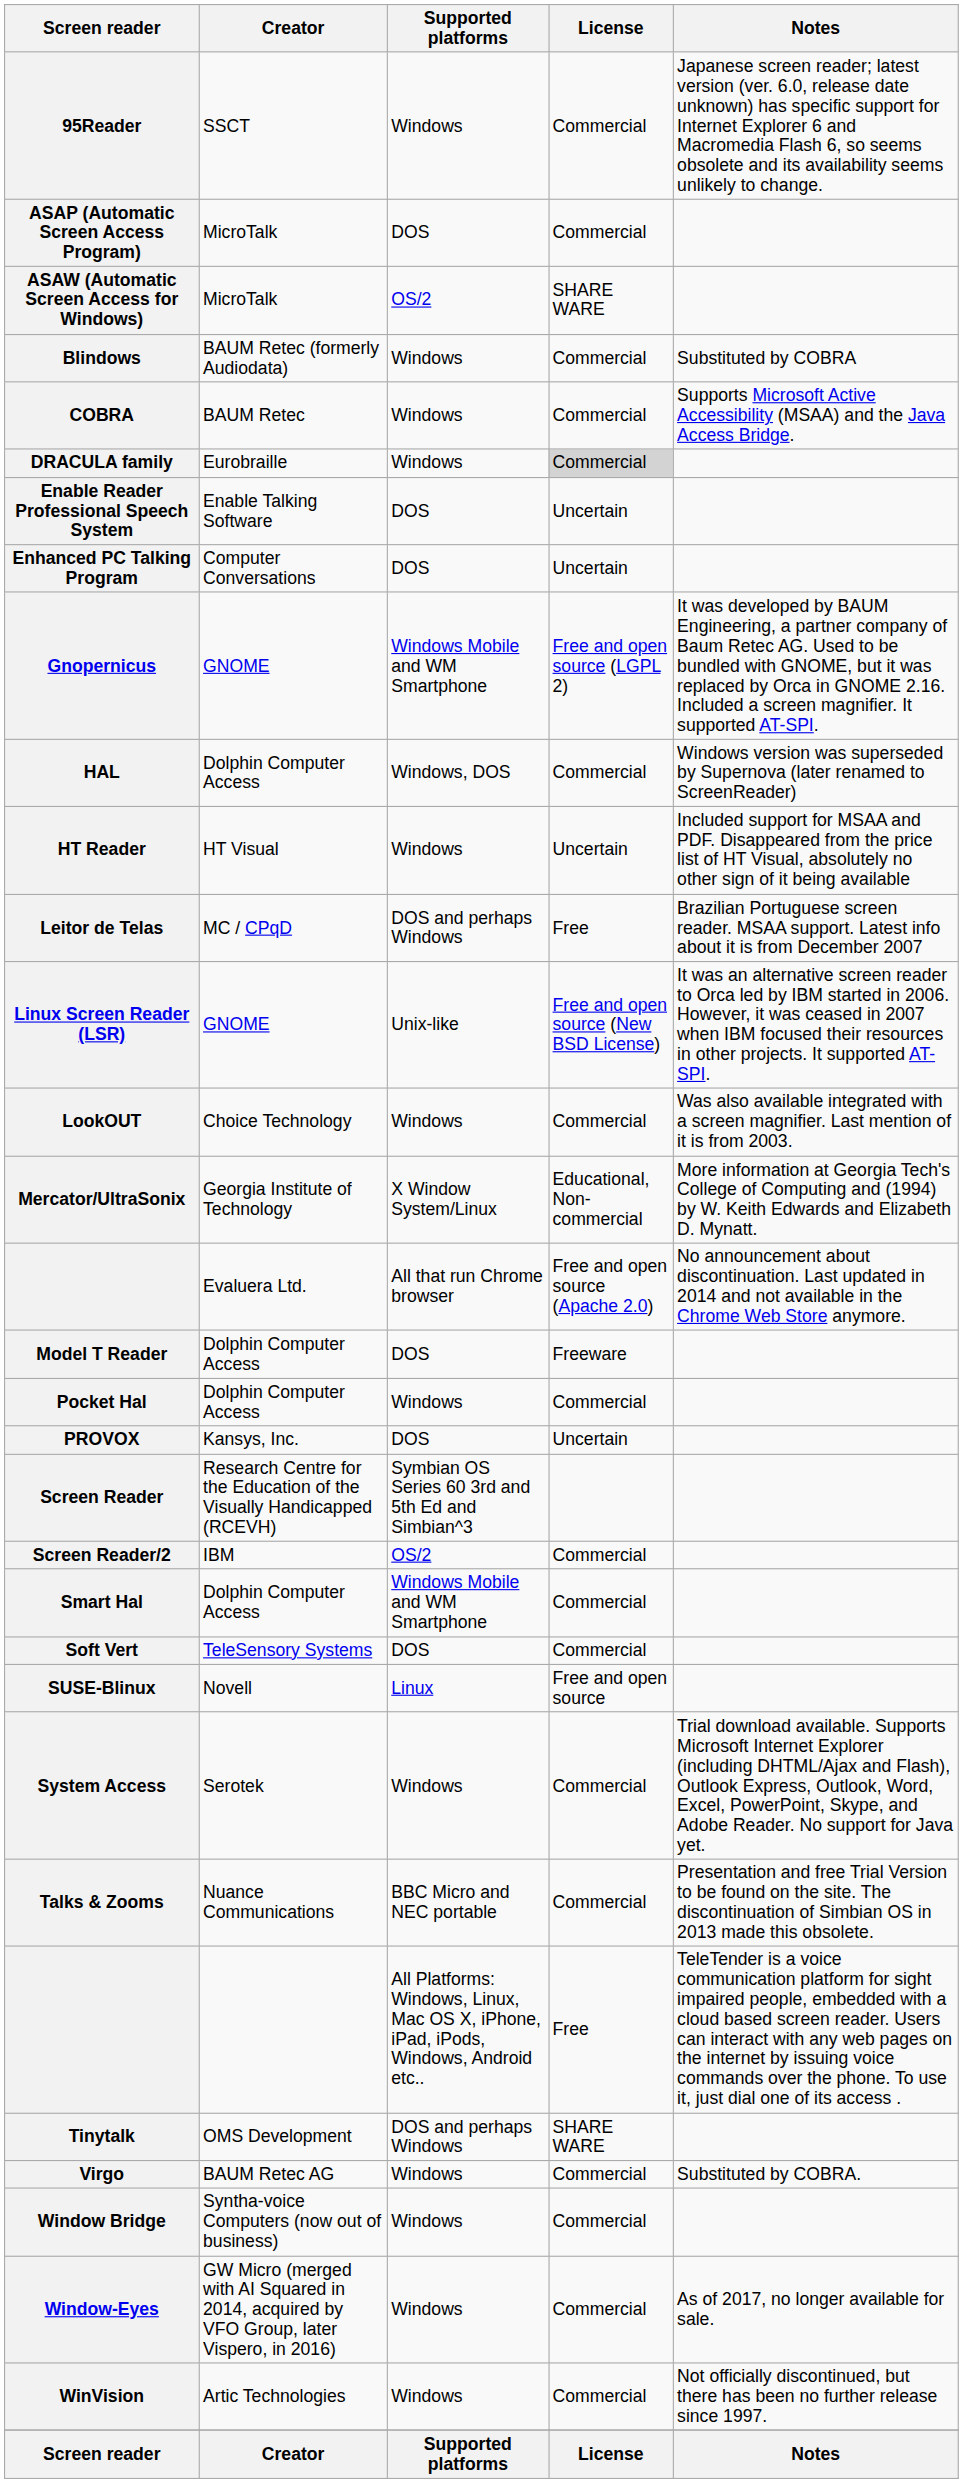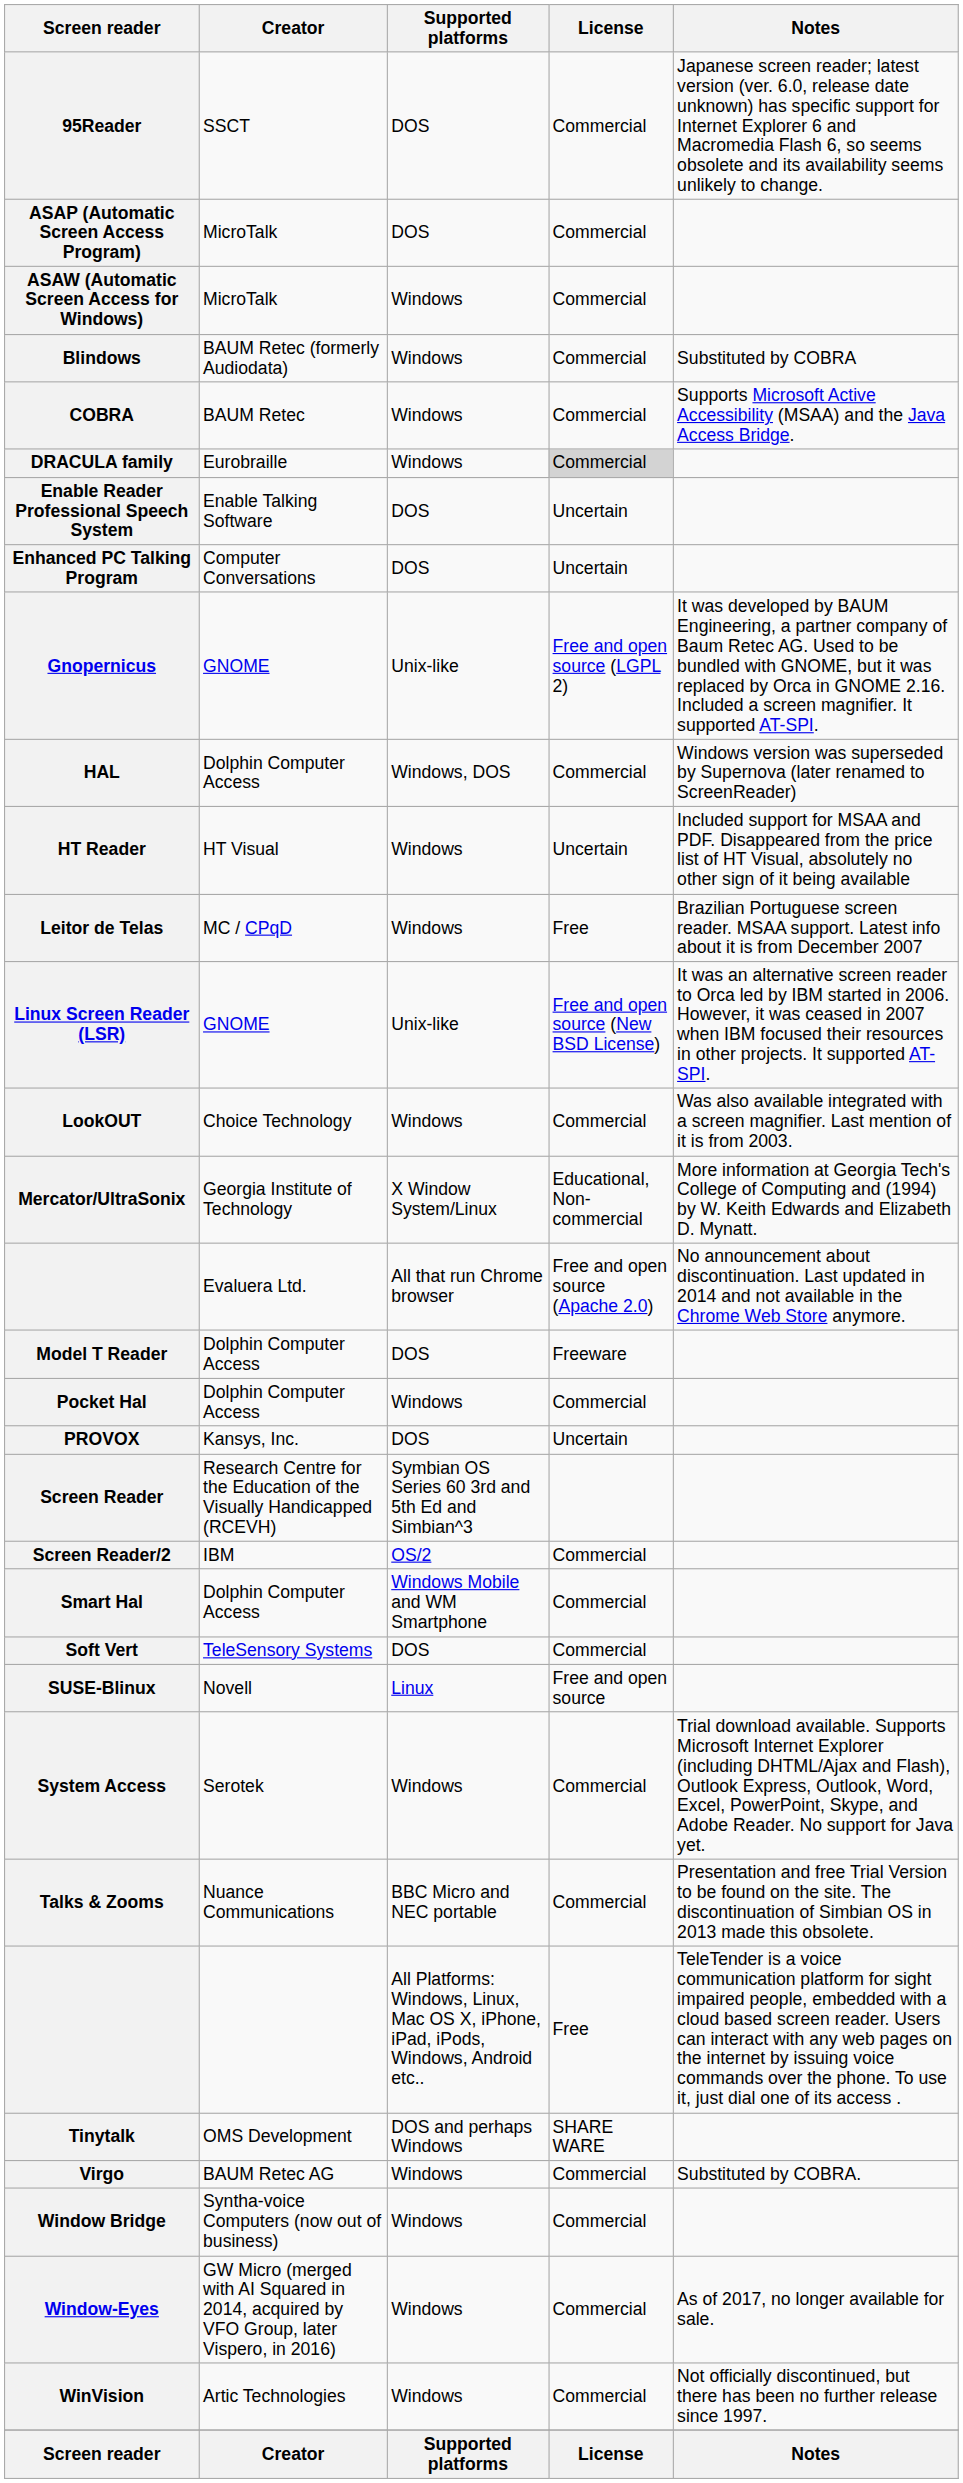(427, 125) Windows -> (410, 125) DOS
(411, 300) OS/2 -> (427, 300) Windows
(583, 300) SHARE WARE -> (600, 300) Commercial
(455, 665) Windows Mobile and WM Smartphone -> (425, 665) Unix-like
(462, 927) DOS and perhaps Windows -> (427, 927) Windows
